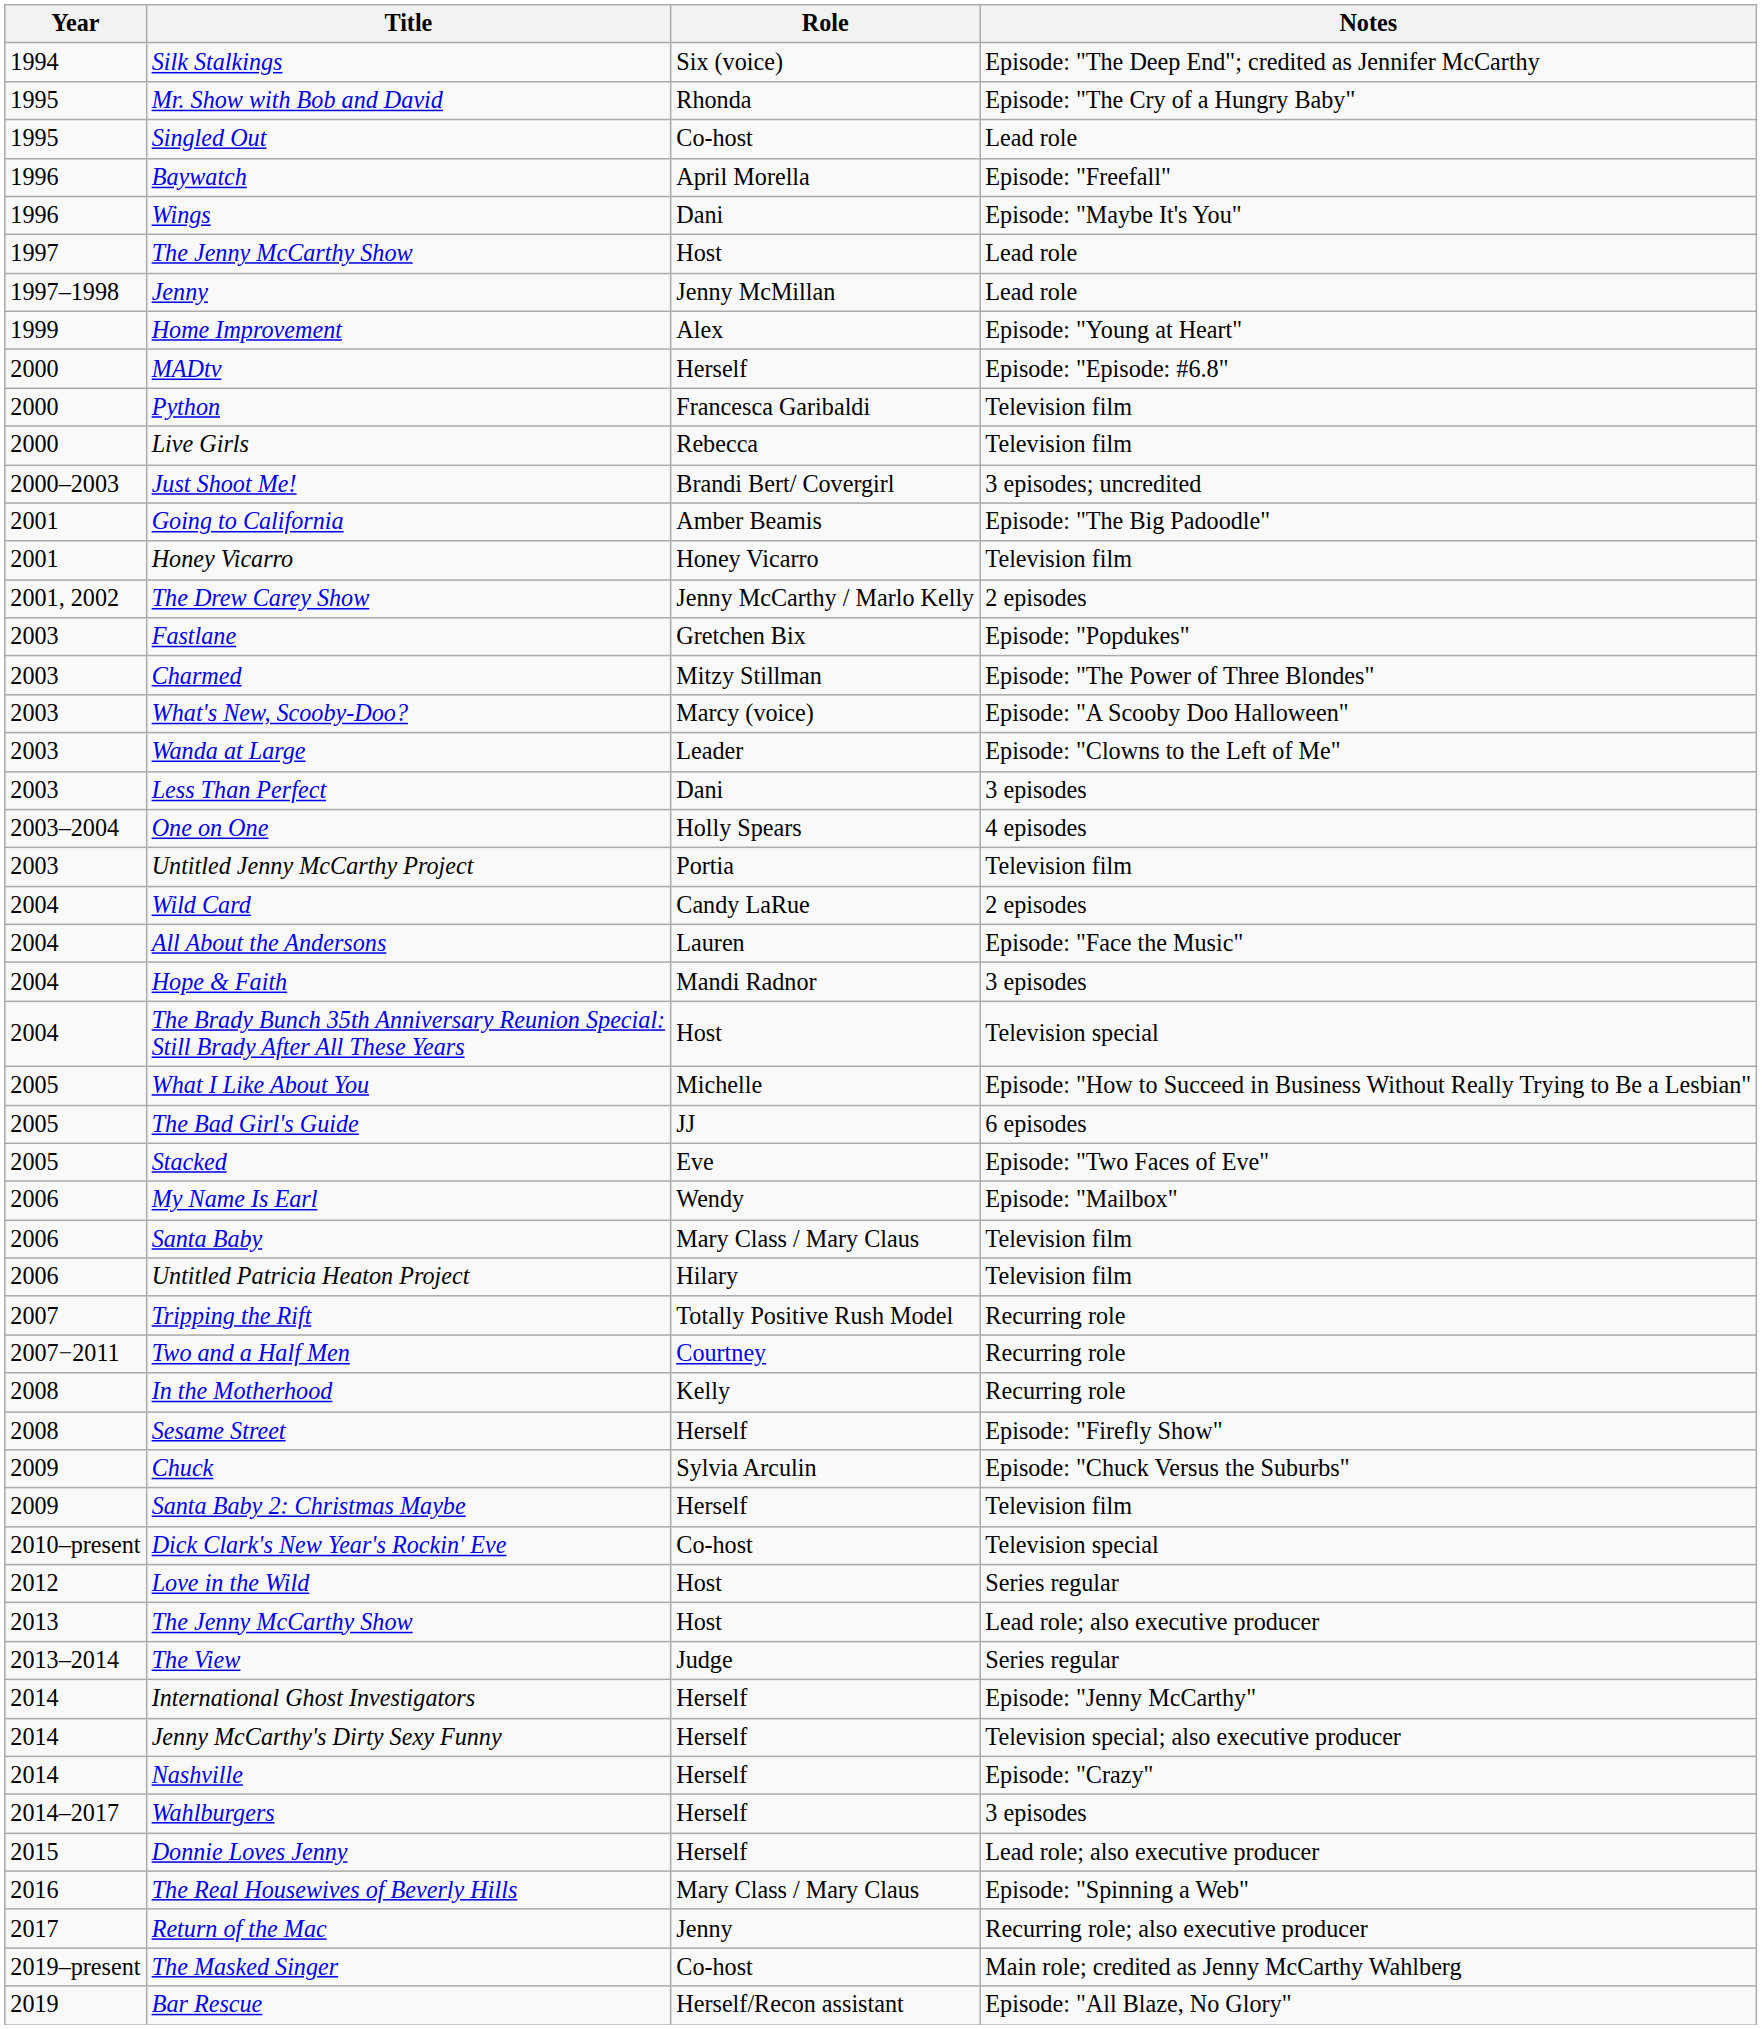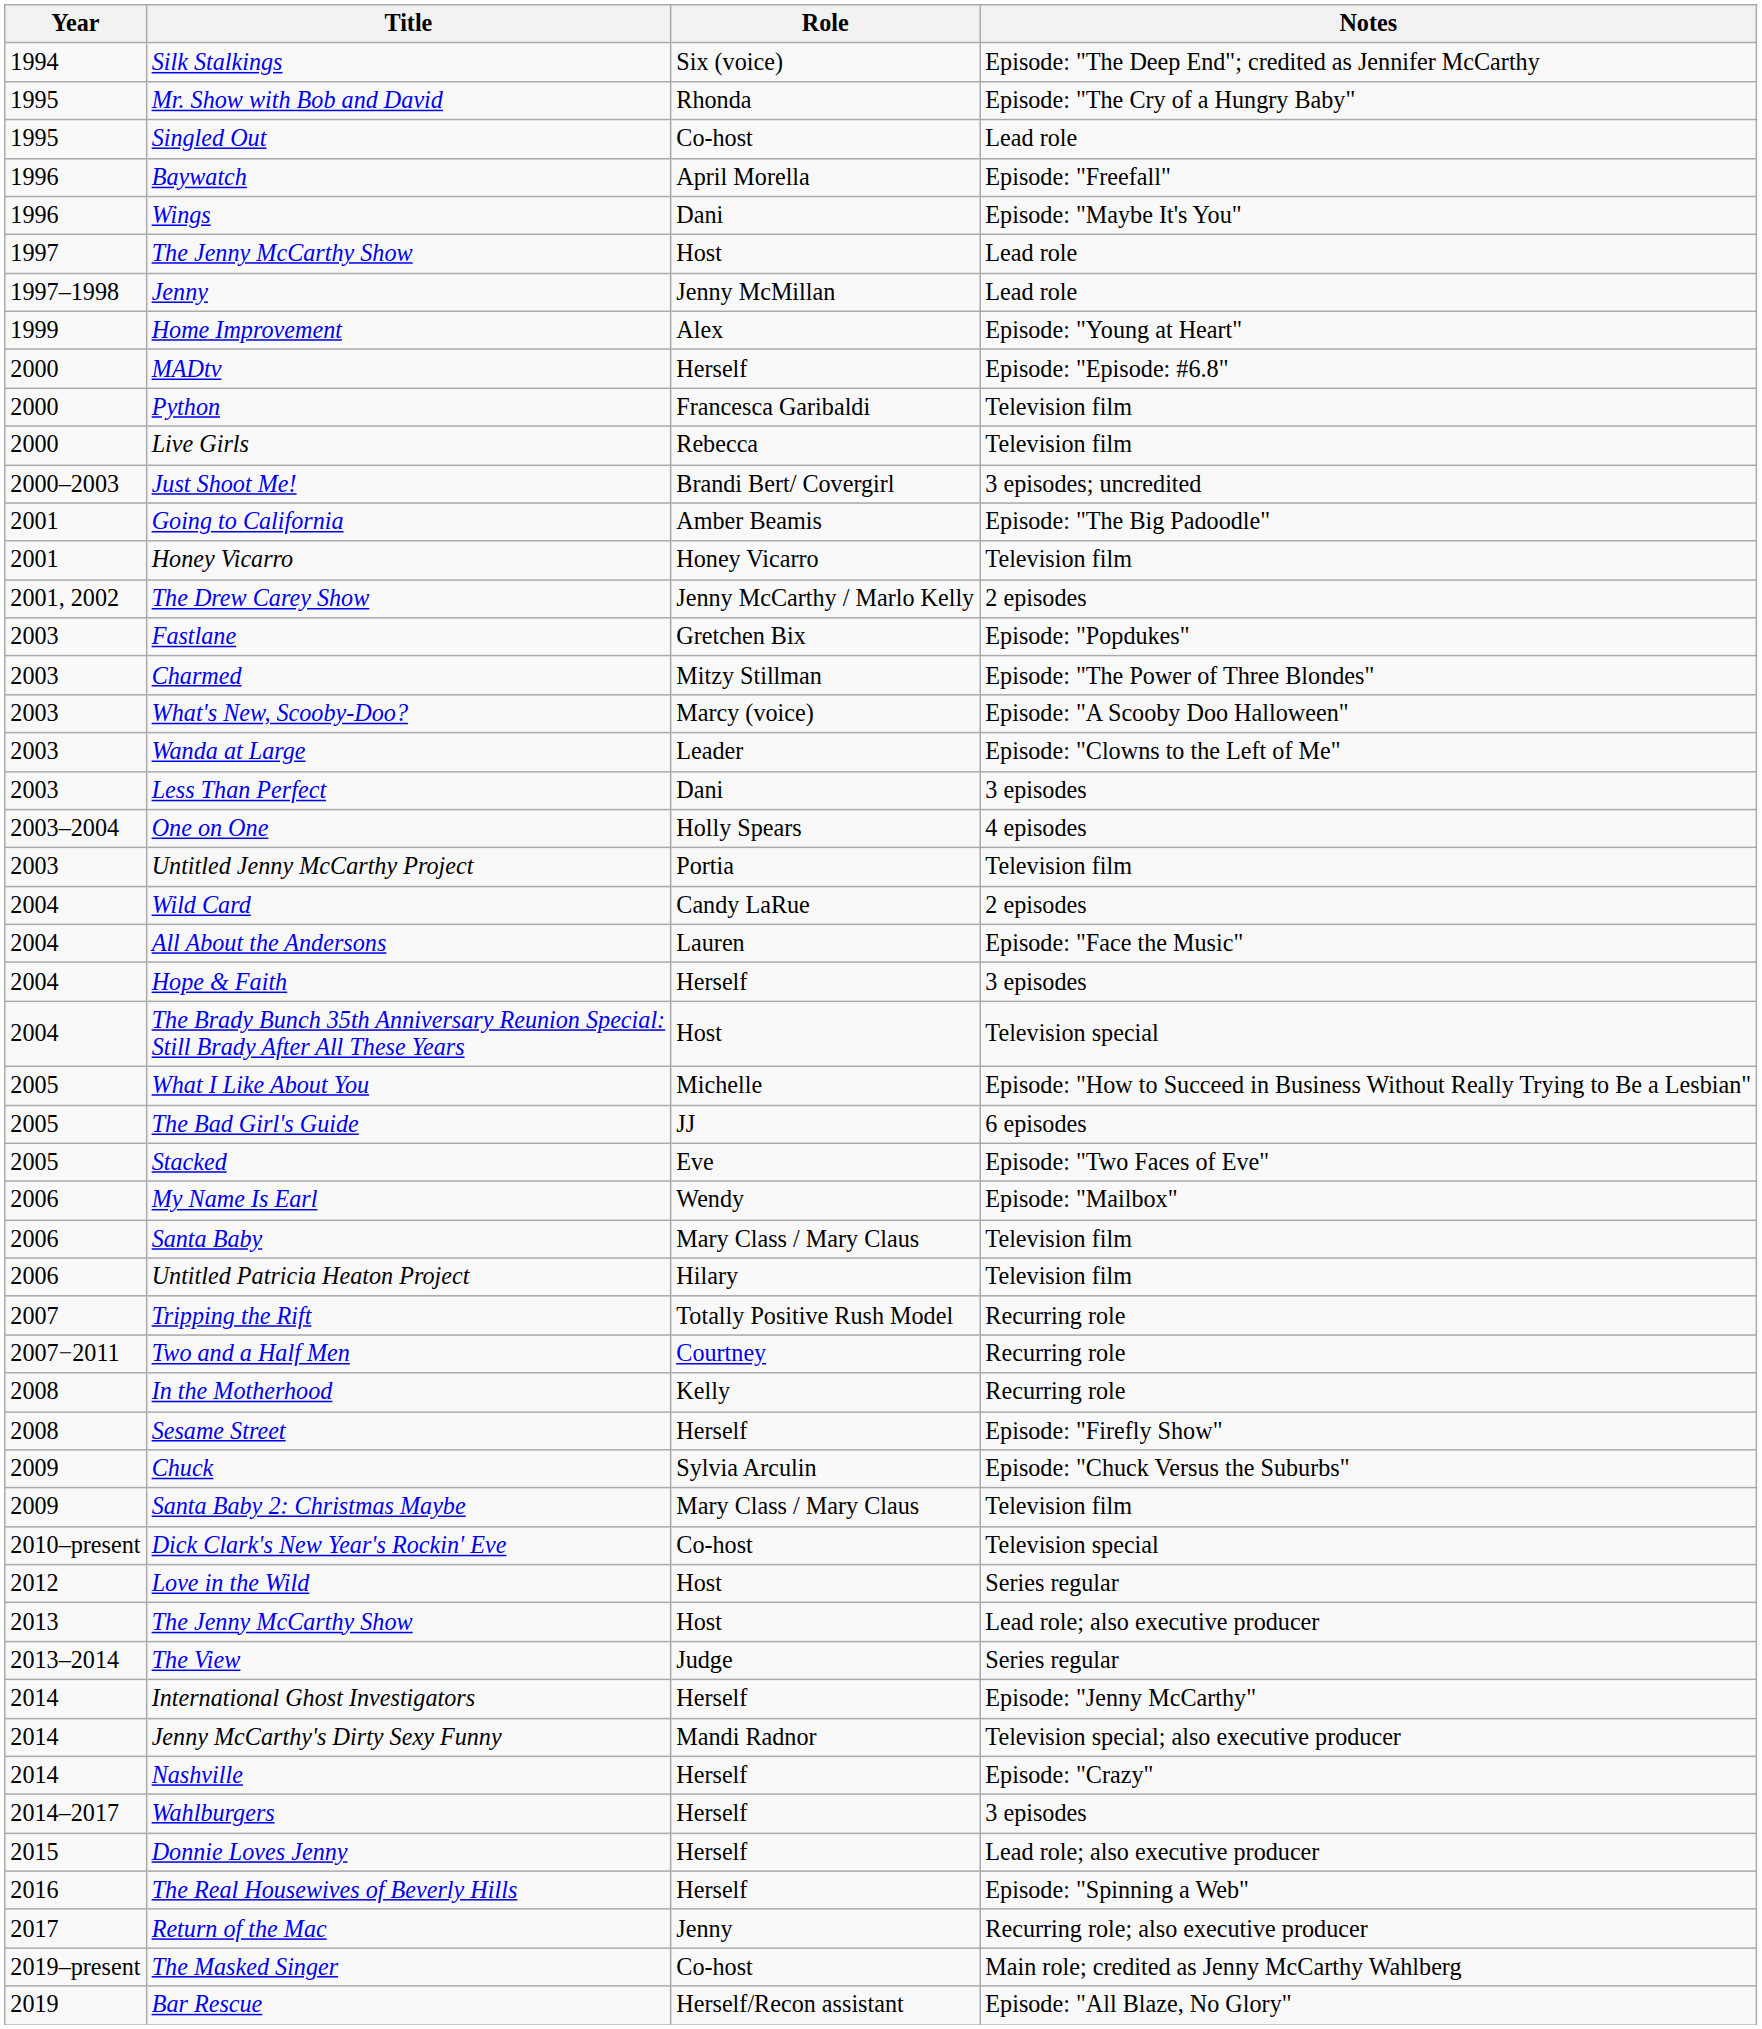(746, 981) Mandi Radnor -> (712, 981) Herself
(712, 1506) Herself -> (798, 1506) Mary Class / Mary Claus
(712, 1736) Herself -> (746, 1736) Mandi Radnor
(798, 1890) Mary Class / Mary Claus -> (712, 1890) Herself
